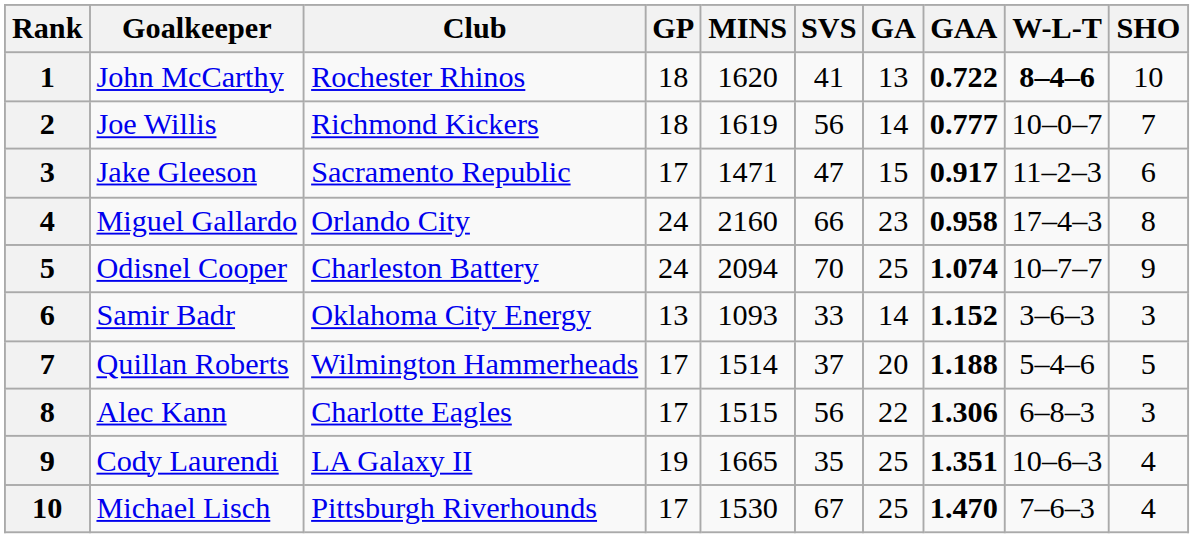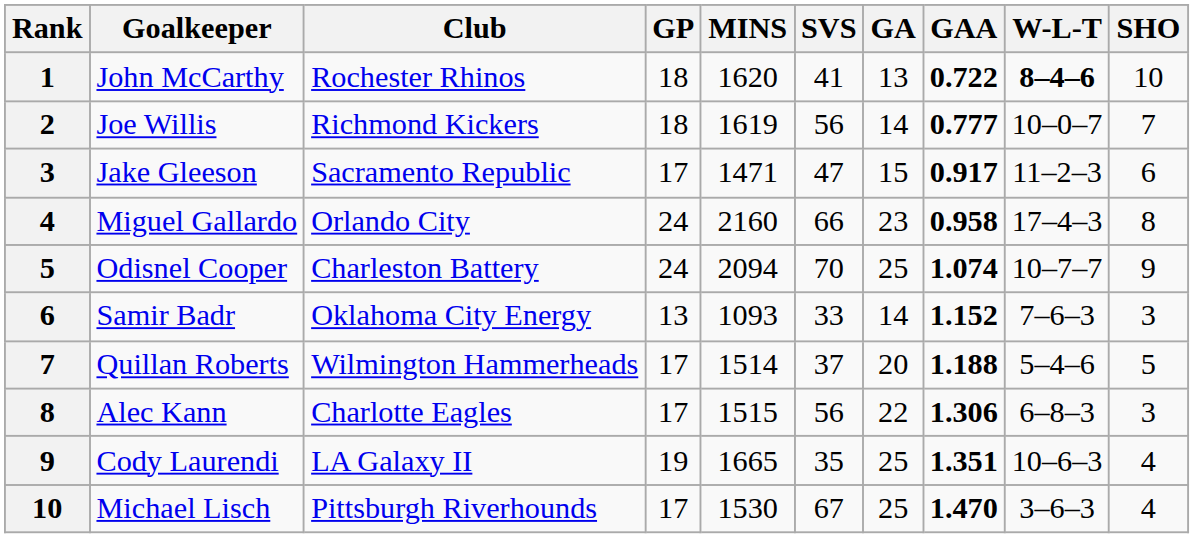(1057, 316) 3–6–3 -> (1057, 316) 7–6–3
(1057, 508) 7–6–3 -> (1057, 508) 3–6–3
